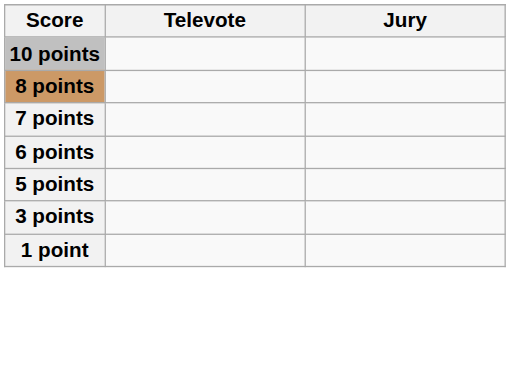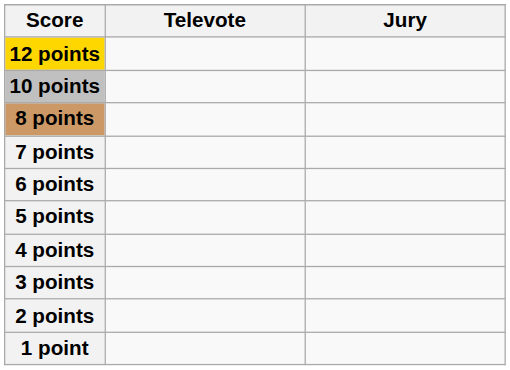+ row: (55, 53)
+ row: (55, 250)
+ row: (55, 315)
